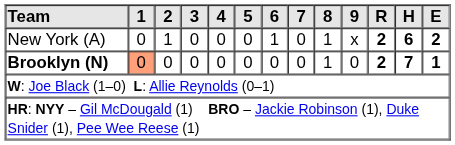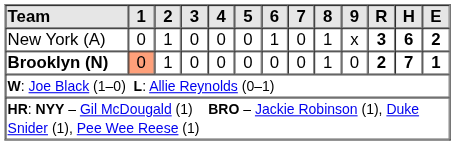(381, 39) 2 -> (381, 39) 3
(168, 62) 0 -> (168, 62) 1
